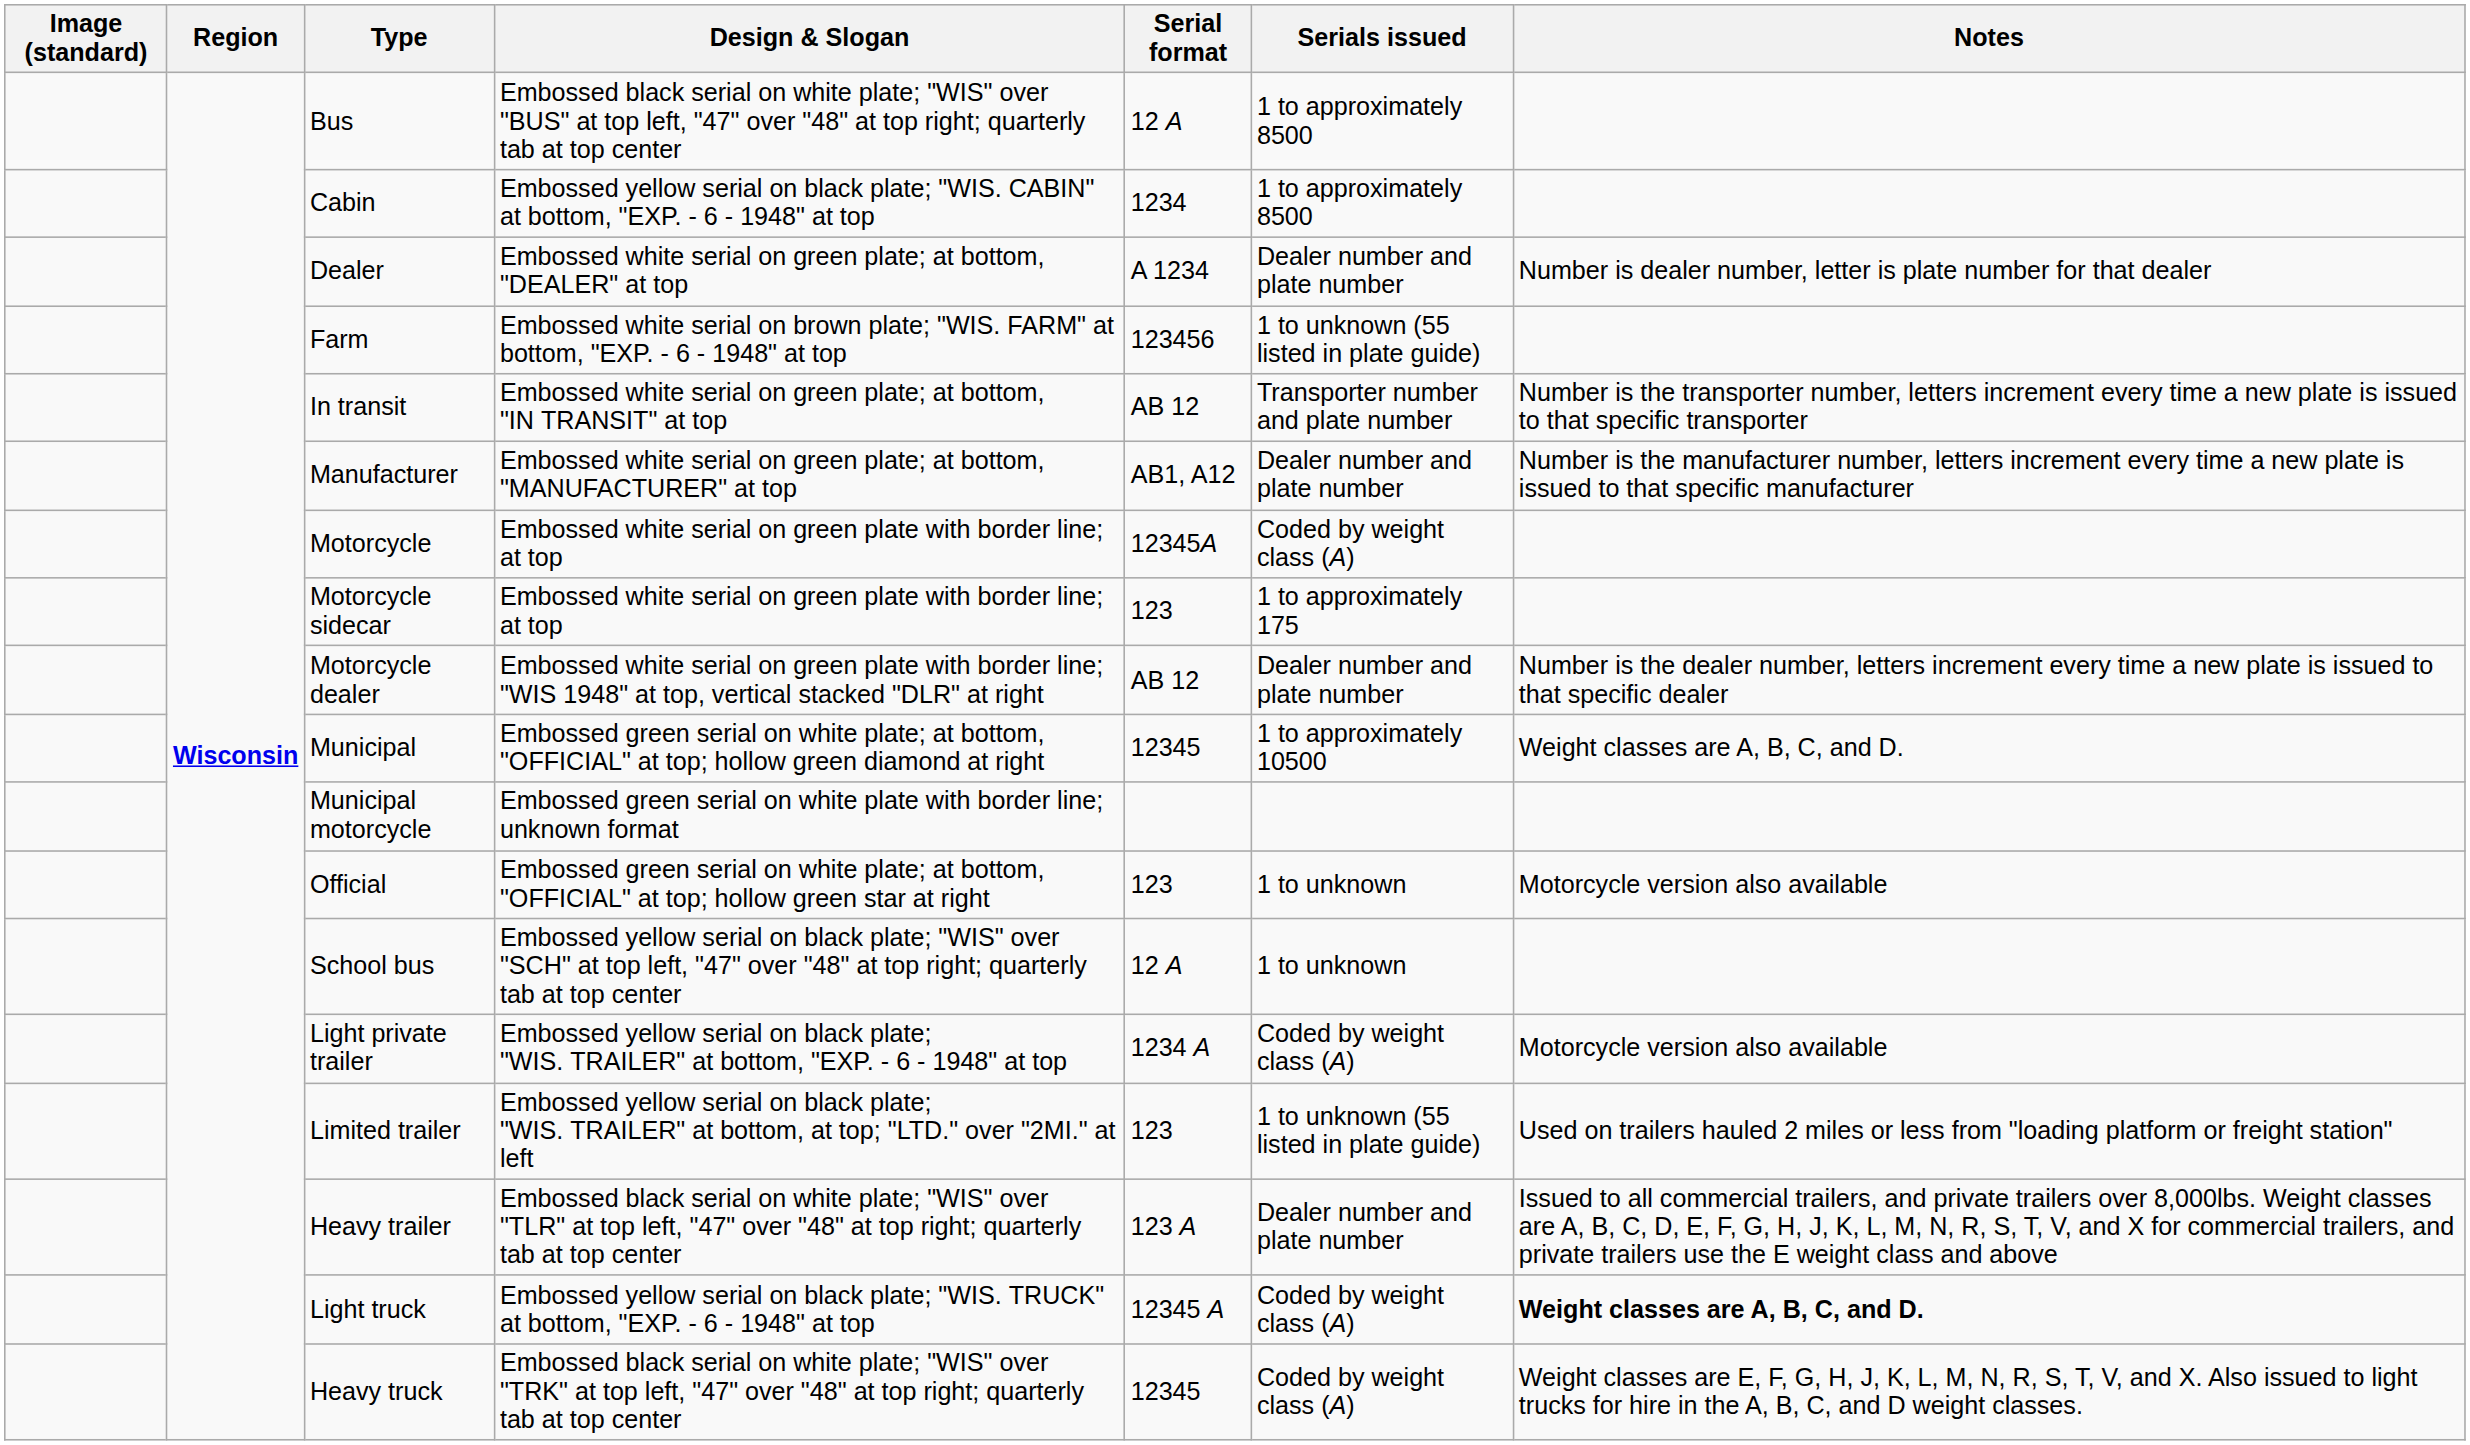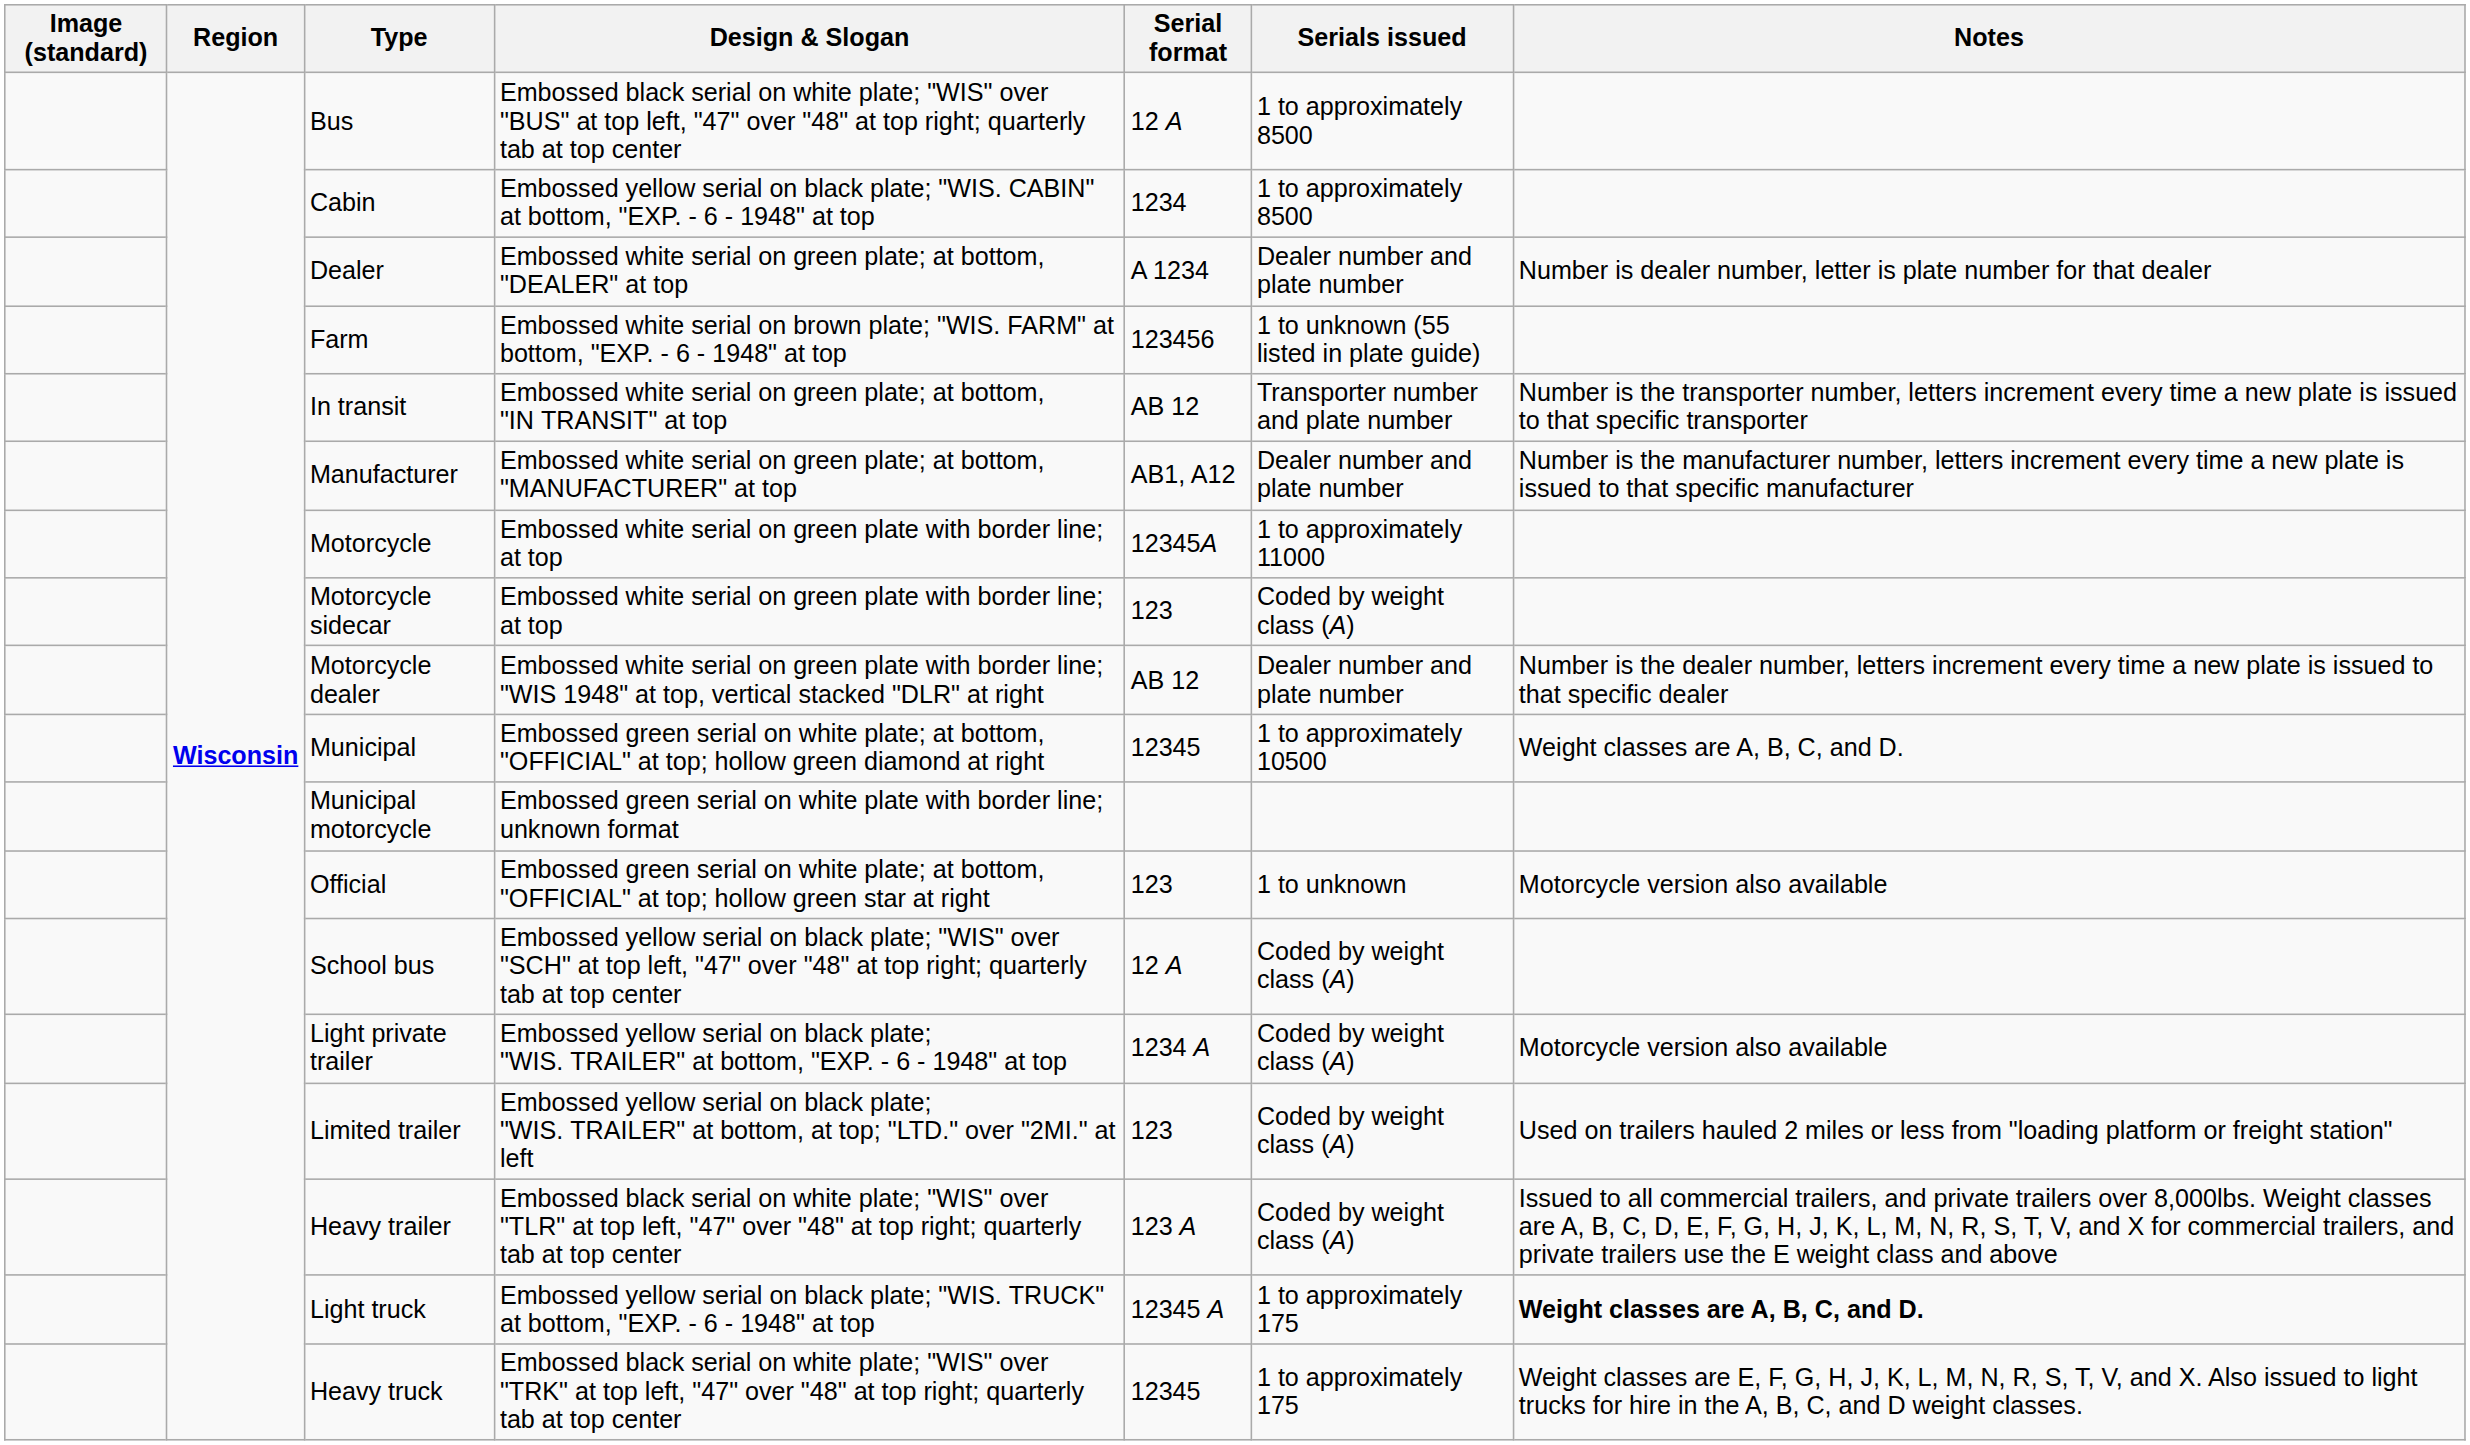(1350, 543) Coded by weight class (A) -> (1360, 543) 1 to approximately 11000
(1360, 611) 1 to approximately 175 -> (1350, 611) Coded by weight class (A)
(1332, 966) 1 to unknown -> (1350, 966) Coded by weight class (A)
(1369, 1130) 1 to unknown (55 listed in plate guide) -> (1350, 1130) Coded by weight class (A)
(1364, 1227) Dealer number and plate number -> (1350, 1227) Coded by weight class (A)
(1350, 1309) Coded by weight class (A) -> (1360, 1309) 1 to approximately 175
(1350, 1391) Coded by weight class (A) -> (1360, 1391) 1 to approximately 175
